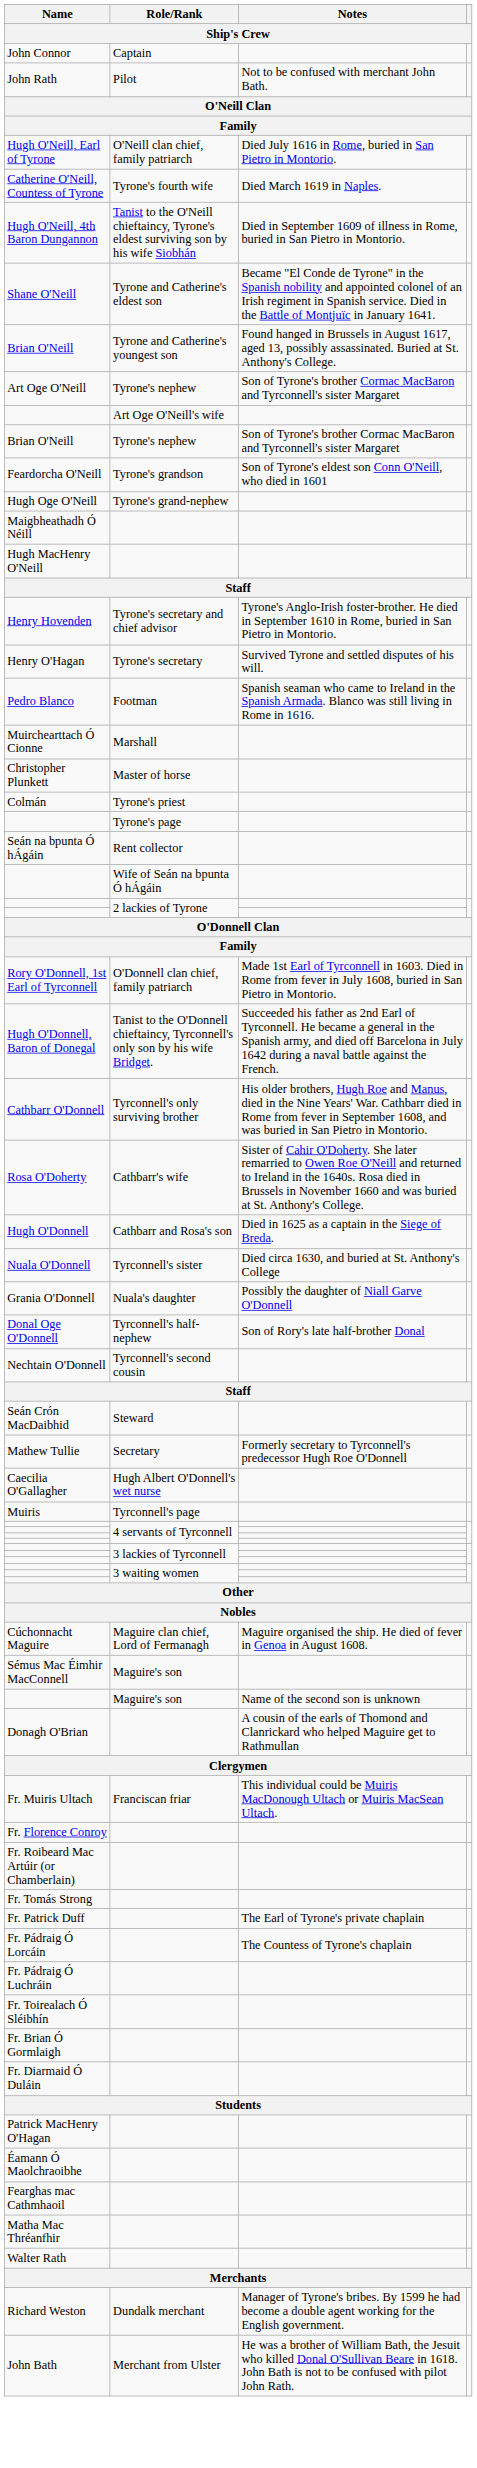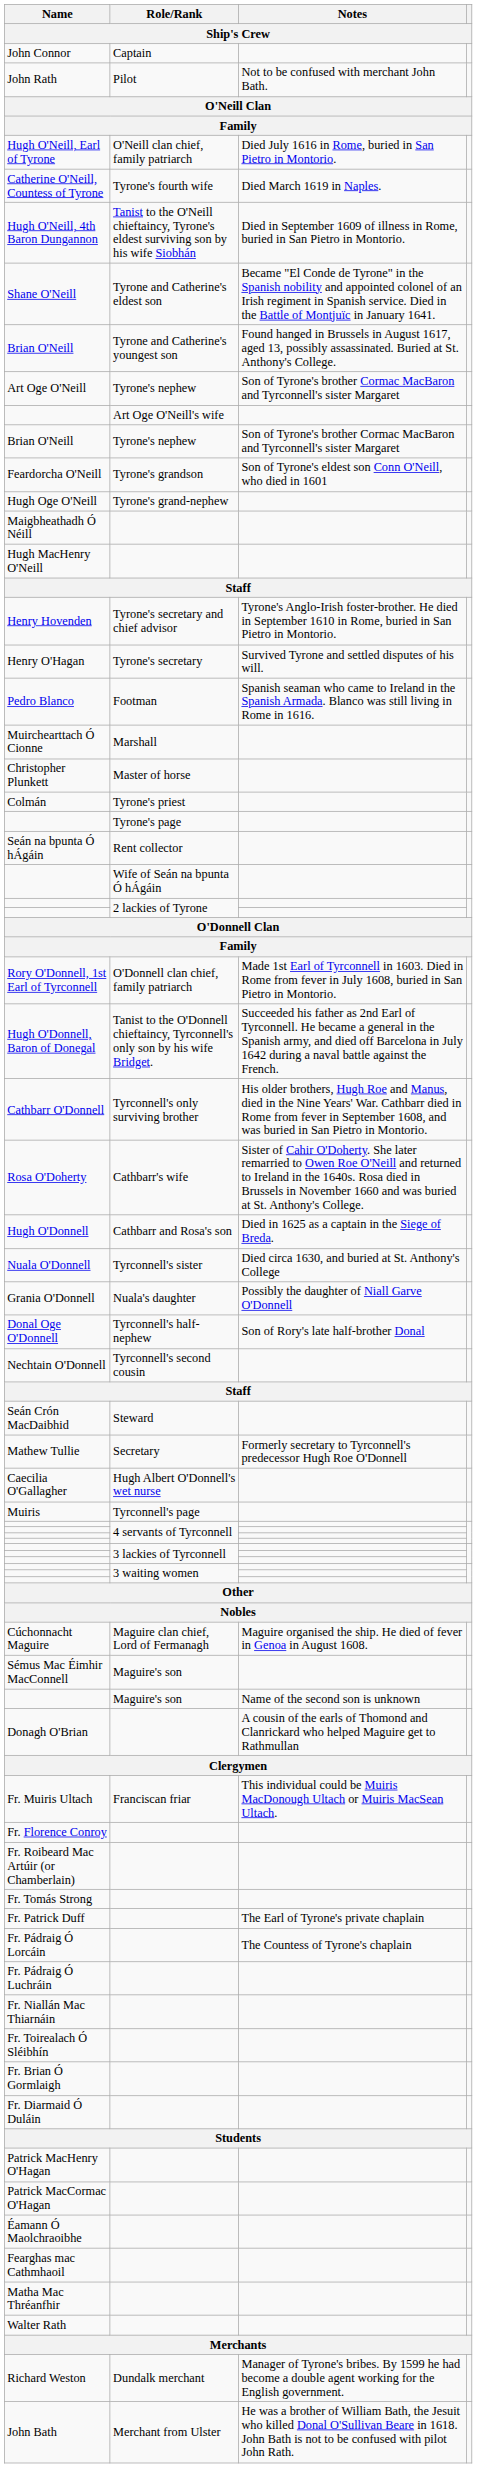+ row: (46, 2011)
+ row: (57, 2198)
